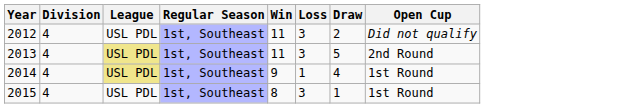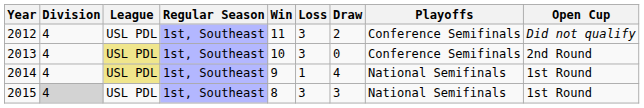+ column: (444, 14)
(278, 54) 11 -> (278, 54) 10
(337, 54) 5 -> (337, 54) 0
(46, 93) no background -> (46, 93) lightgrey background
(337, 93) 1 -> (337, 93) 3
